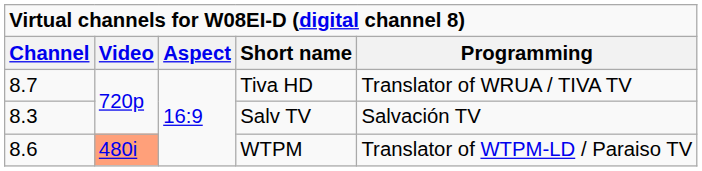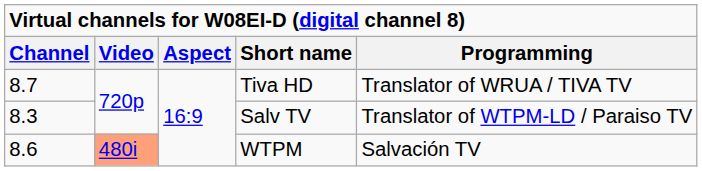(421, 117) Salvación TV -> (527, 117) Translator of WTPM-LD / Paraiso TV
(527, 149) Translator of WTPM-LD / Paraiso TV -> (421, 149) Salvación TV
